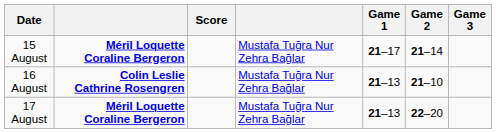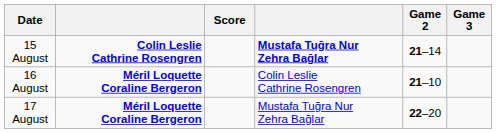- column: (384, 20)
(134, 51) Méril Loquette Coraline Bergeron -> (147, 51) Colin Leslie Cathrine Rosengren
(286, 51) normal -> (308, 51) bold
(130, 82) Colin Leslie Cathrine Rosengren -> (151, 82) Méril Loquette Coraline Bergeron
(286, 82) Mustafa Tuğra Nur Zehra Bağlar -> (309, 82) Colin Leslie Cathrine Rosengren
